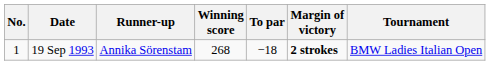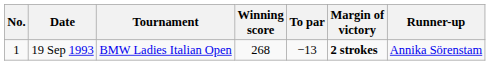columns swapped: (416, 22) <-> (146, 22)
(267, 50) −18 -> (307, 50) −13
